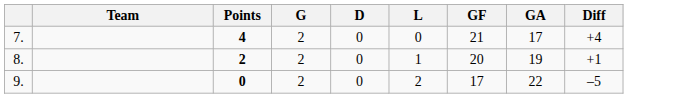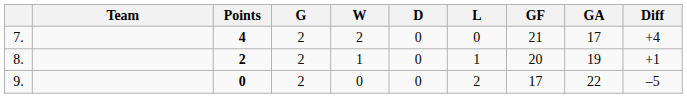+ column: (360, 15)
